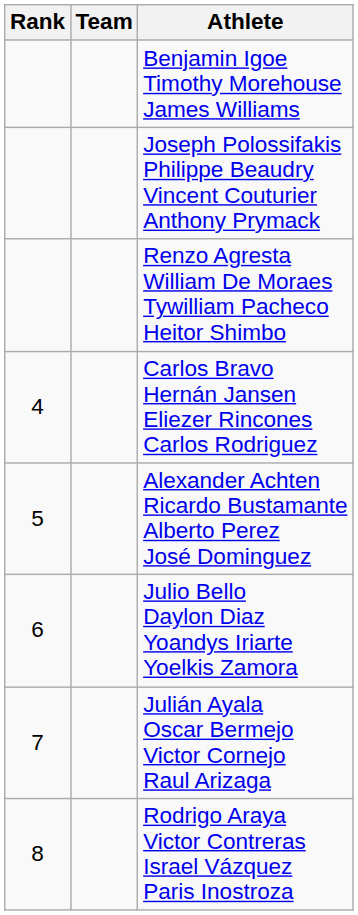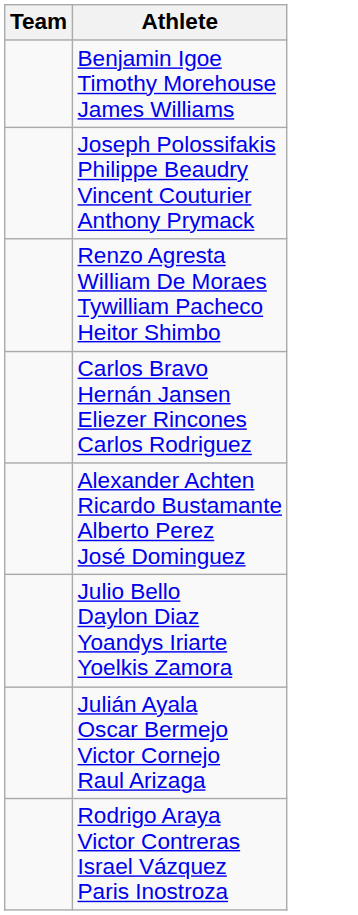- column: (37, 22)
